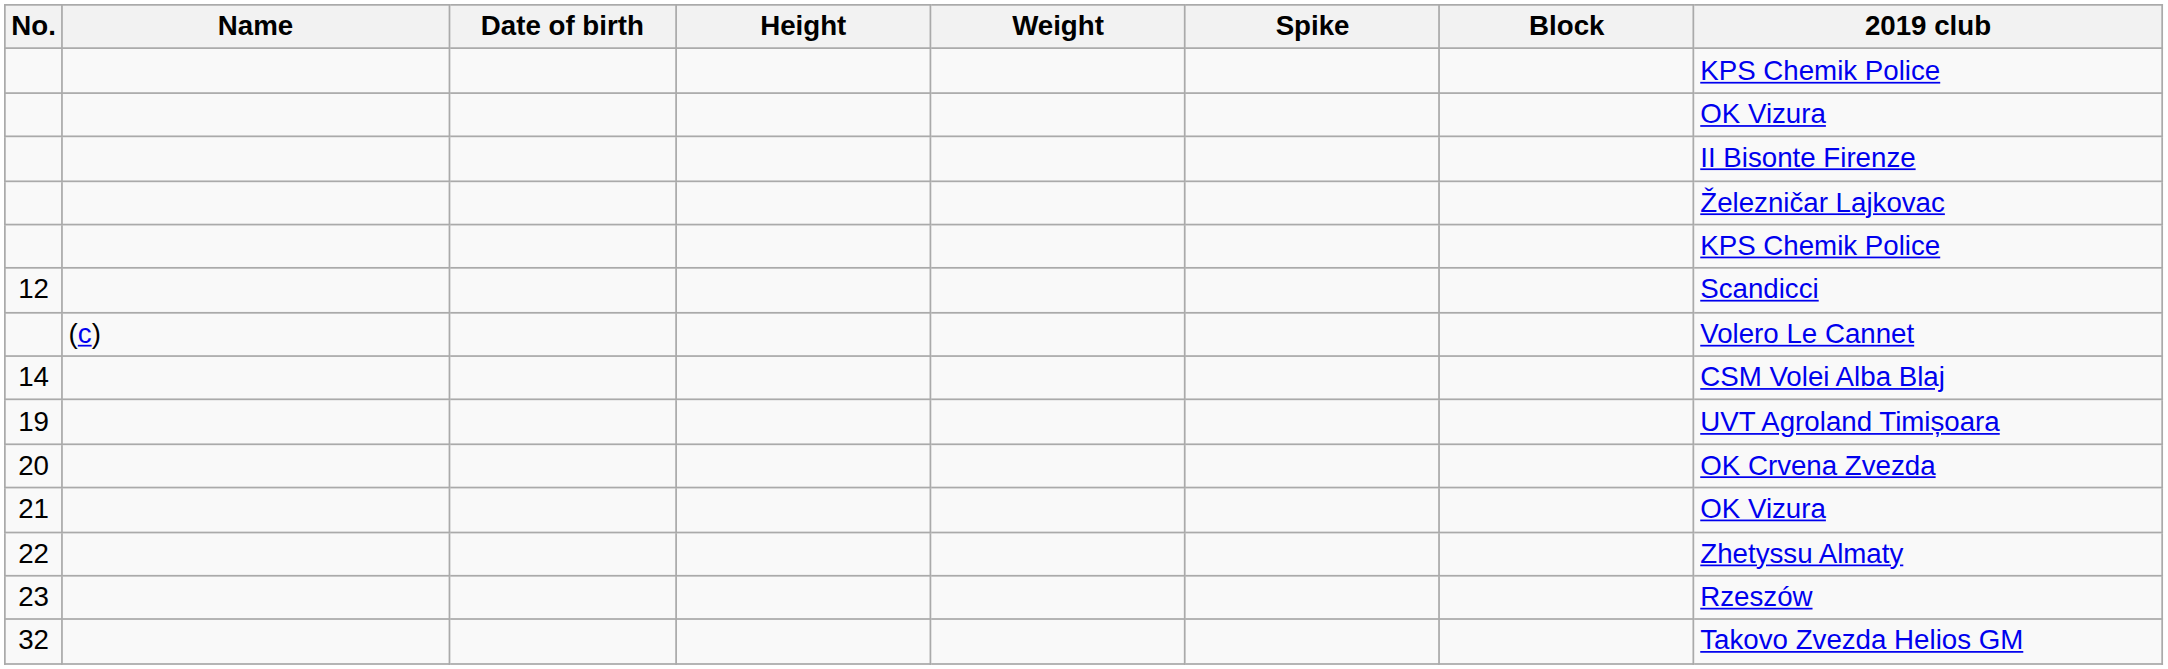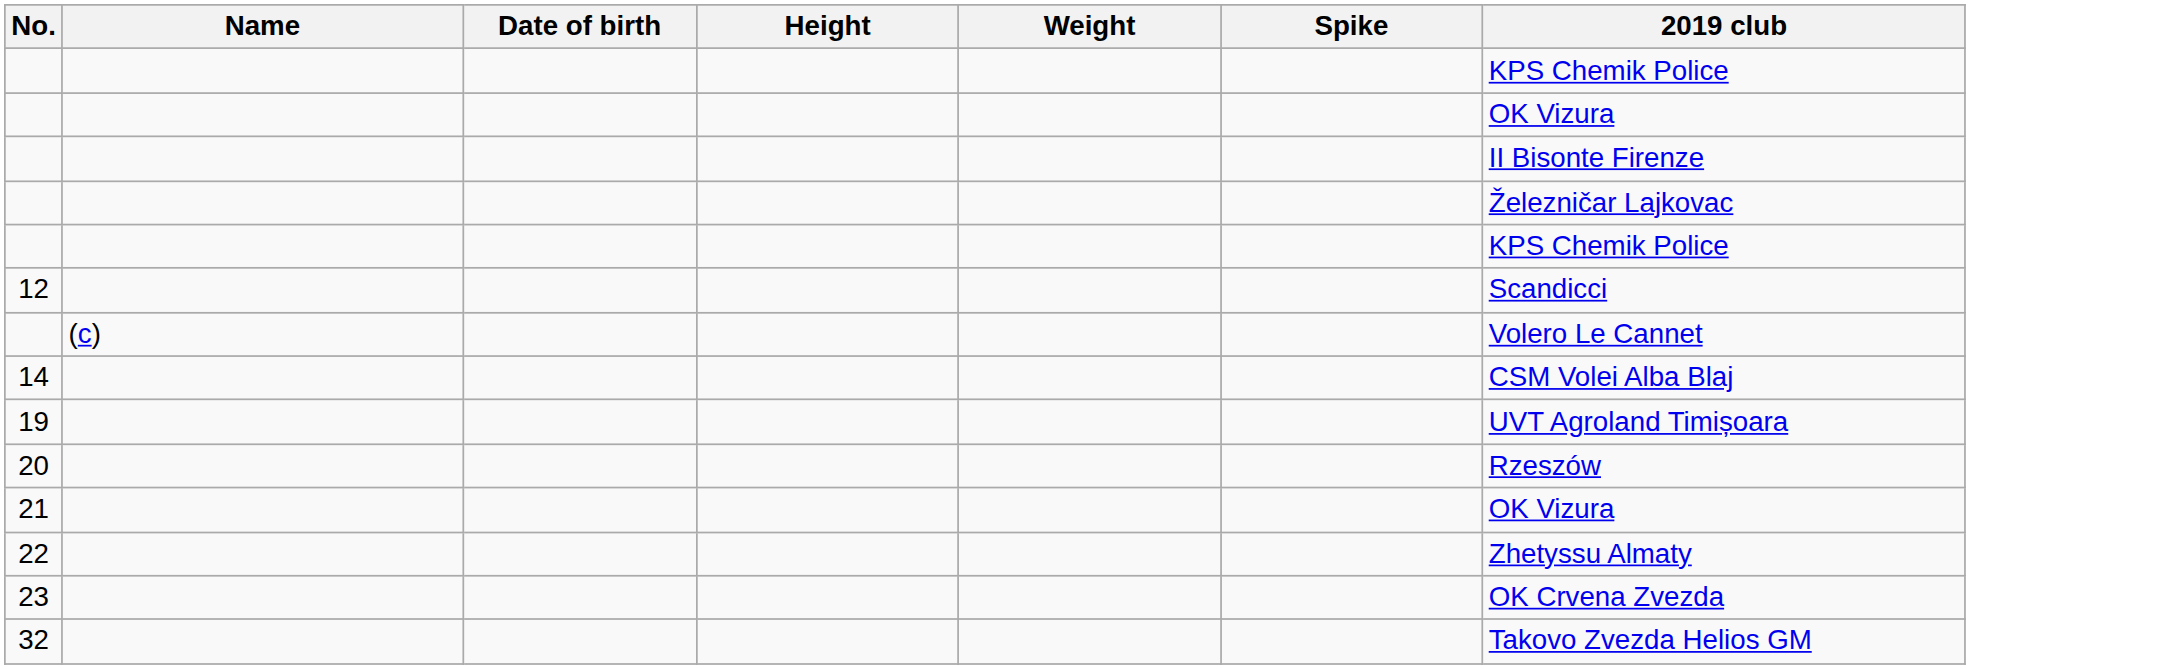- column: (1567, 26)
(1818, 465) OK Crvena Zvezda -> (1545, 465) Rzeszów
(1756, 597) Rzeszów -> (1606, 597) OK Crvena Zvezda
